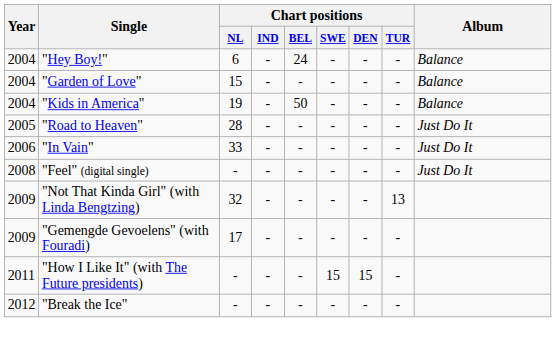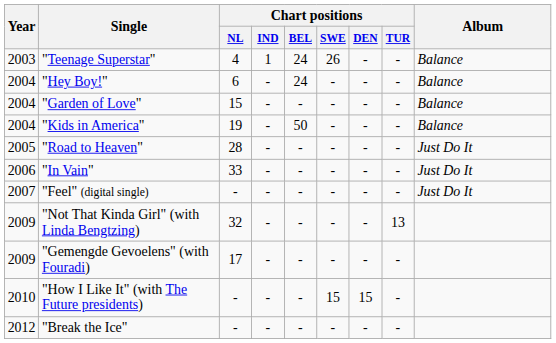+ row: (99, 59)
(22, 170) 2008 -> (22, 192) 2007
(21, 275) 2011 -> (22, 297) 2010
